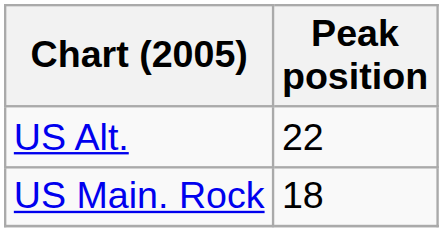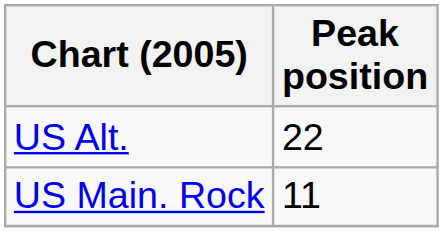(303, 195) 18 -> (301, 195) 11
